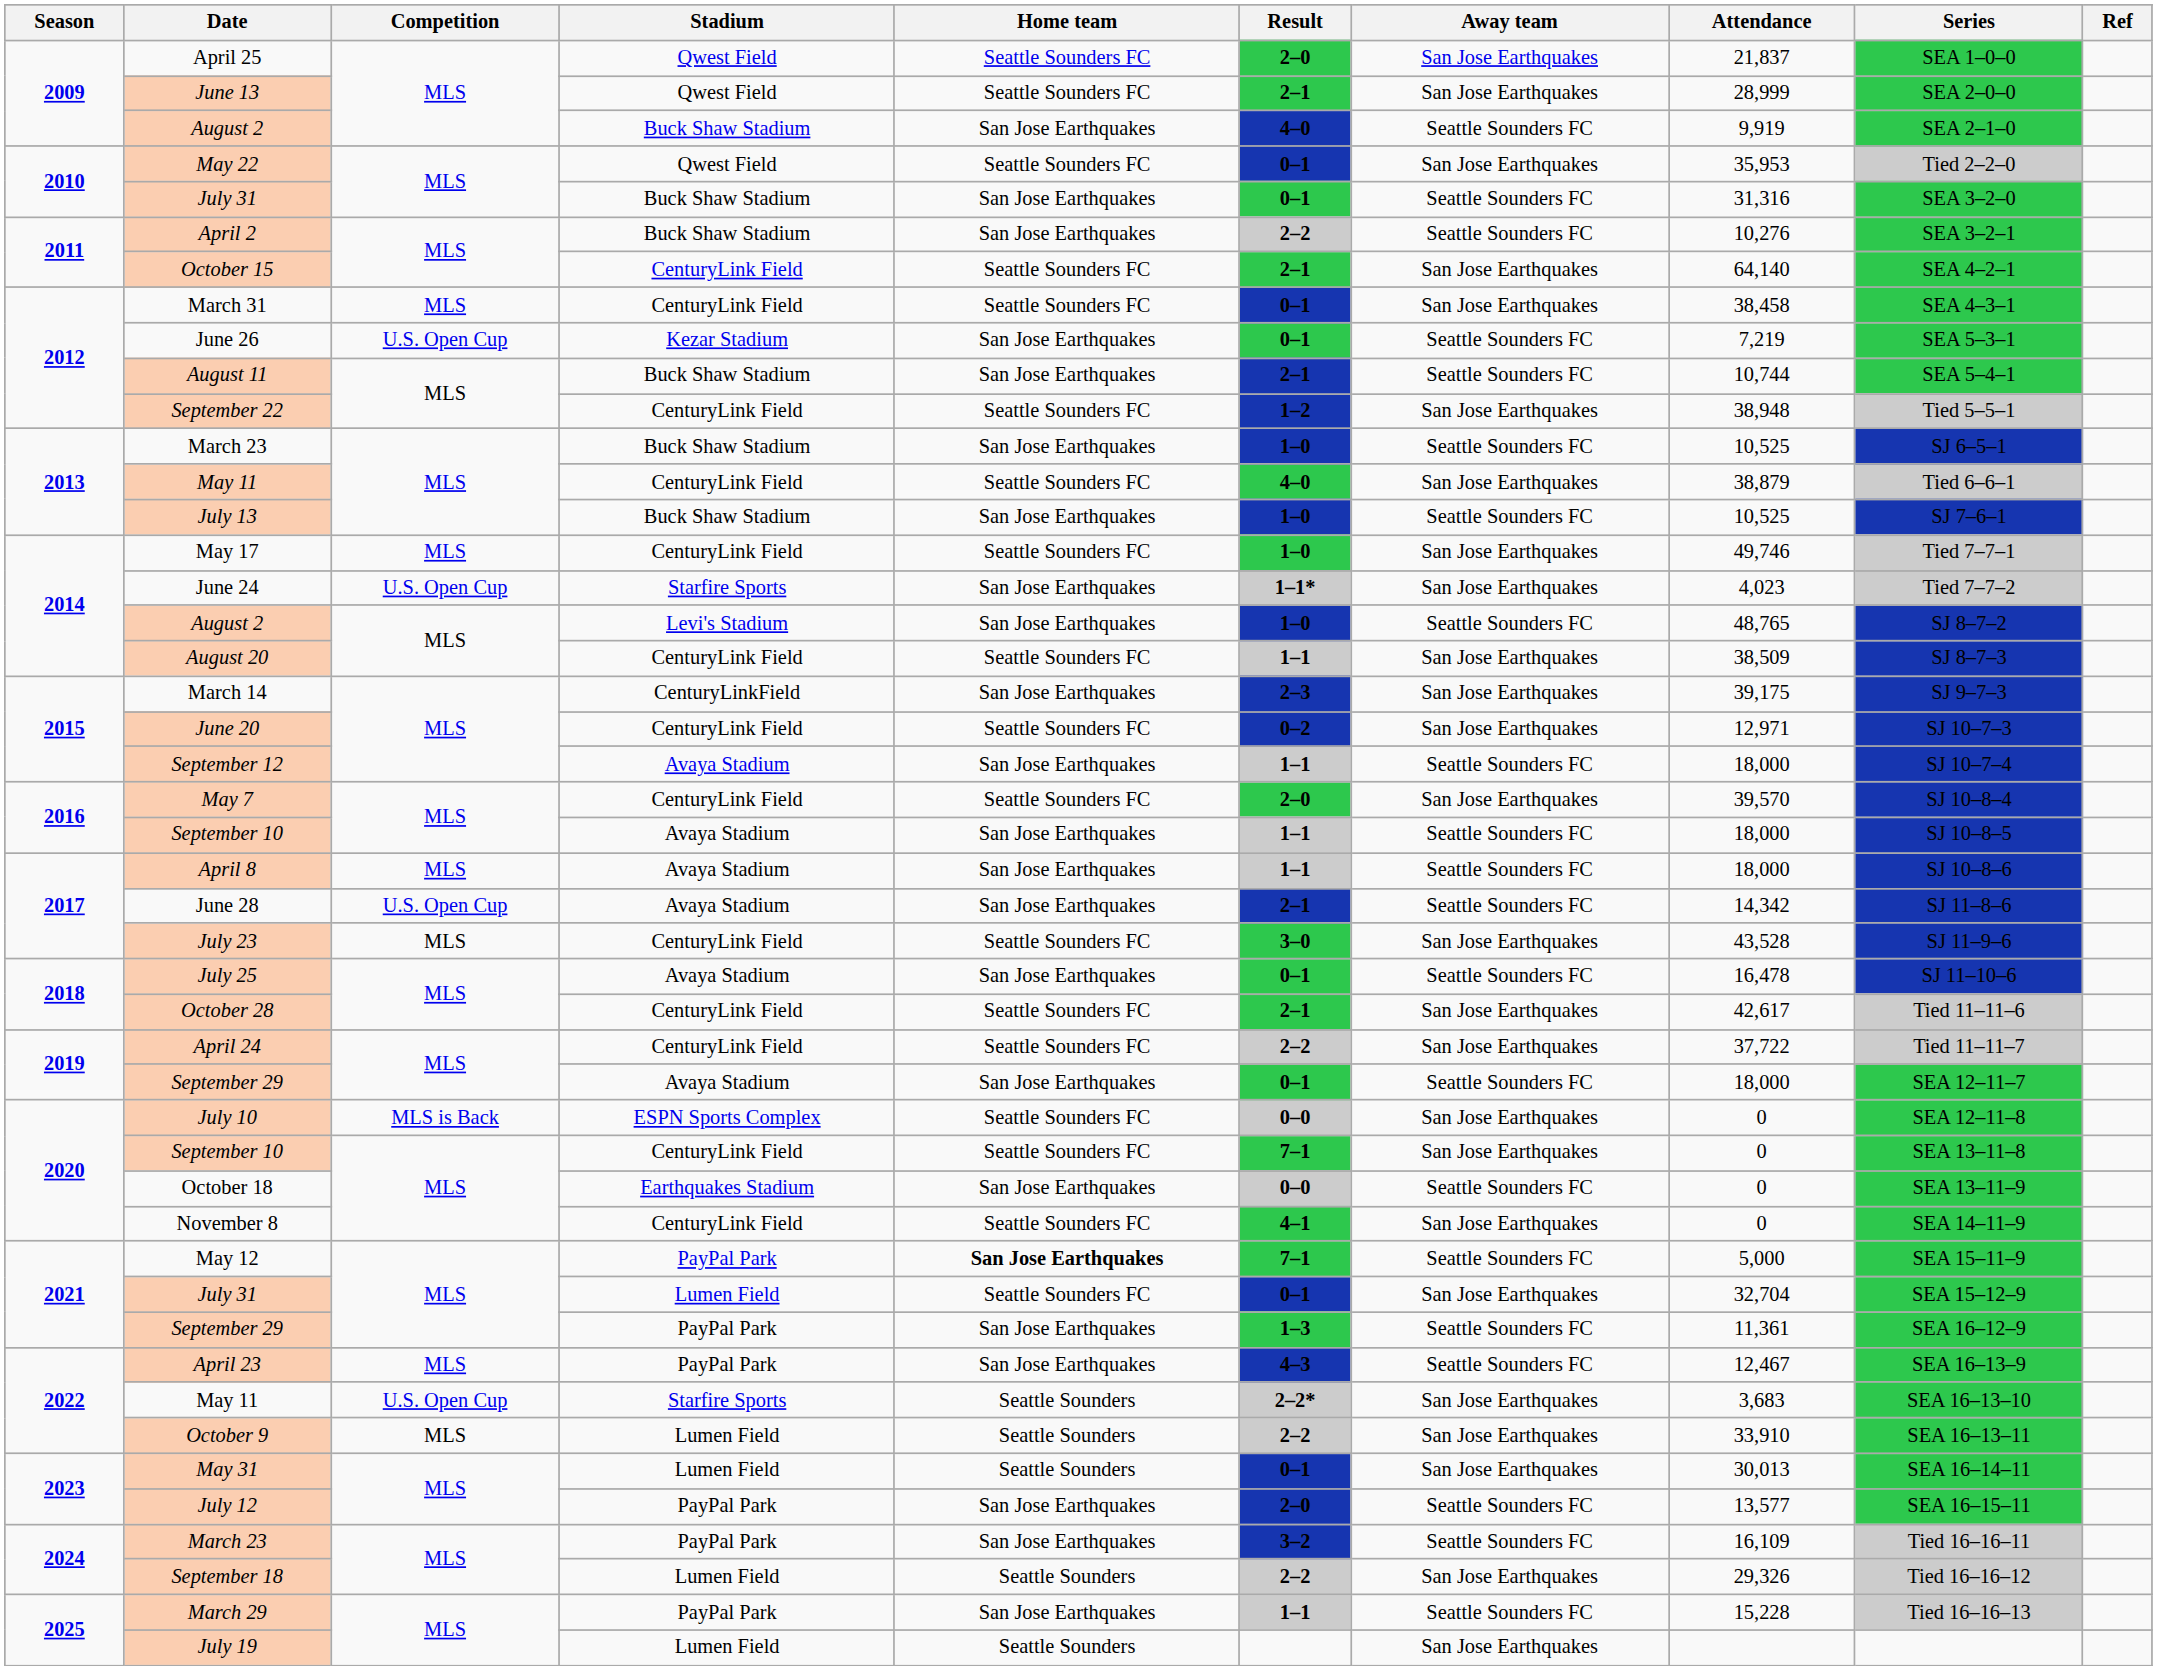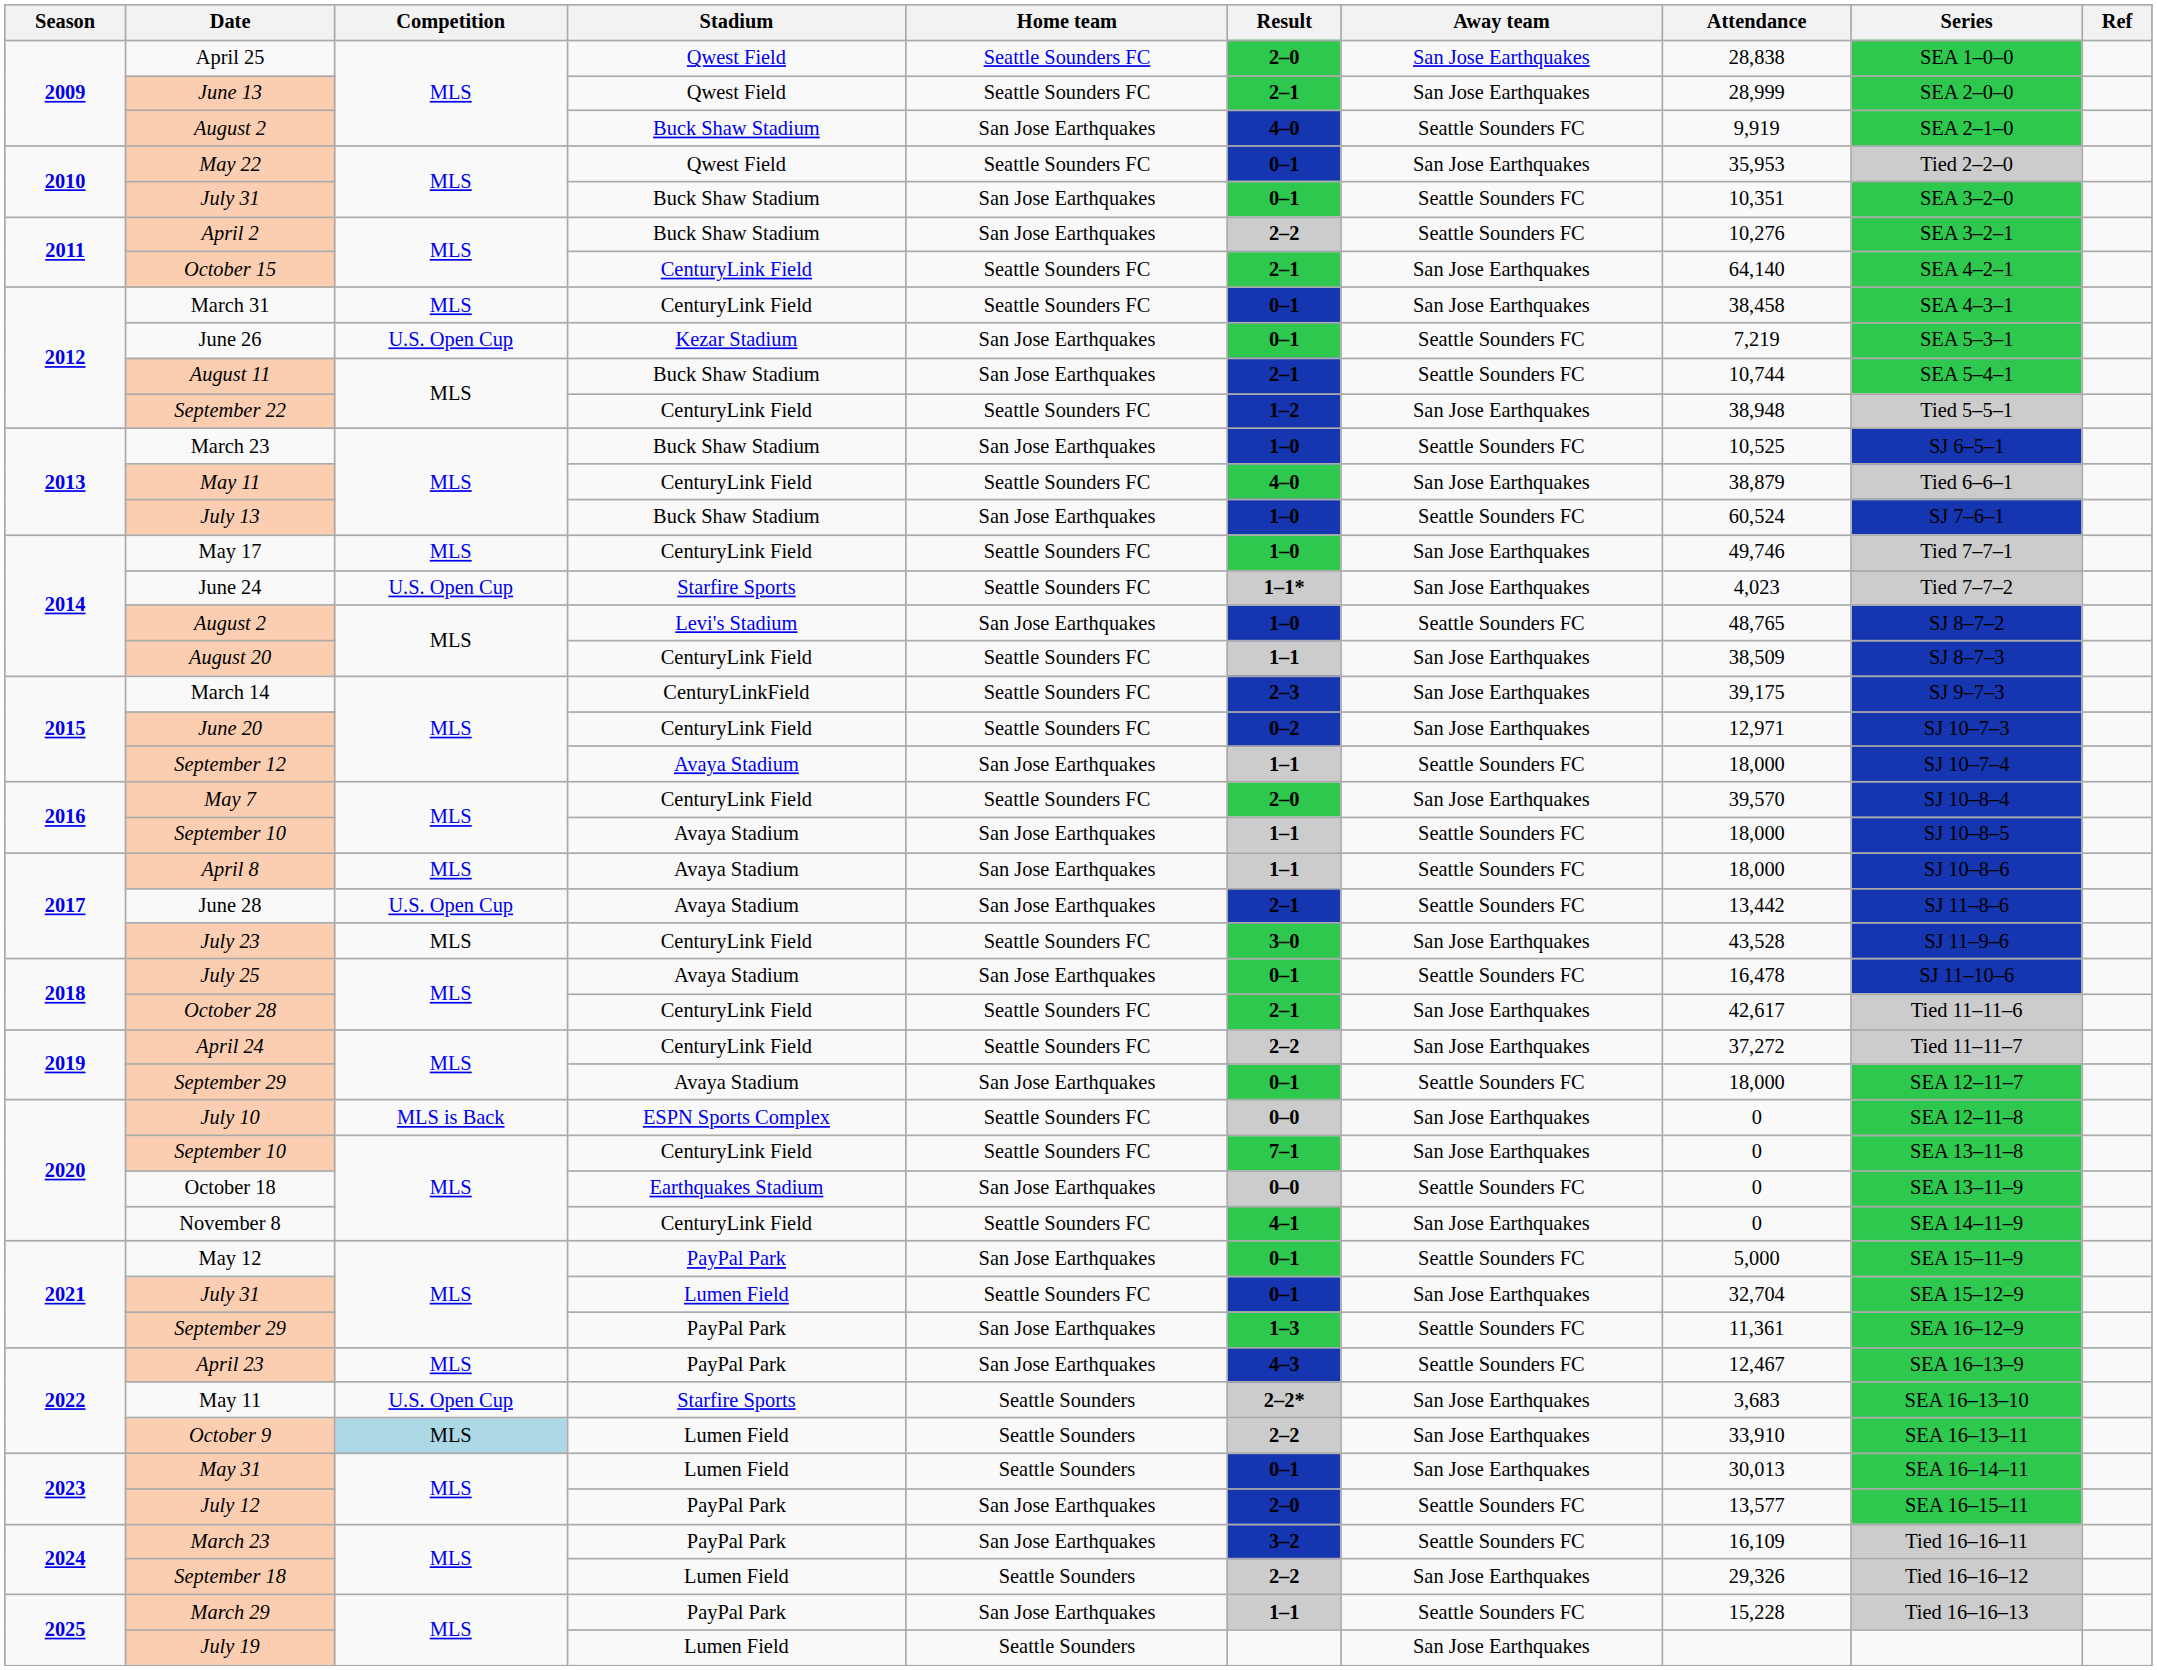(1762, 57) 21,837 -> (1757, 57) 28,838
(1762, 198) 31,316 -> (1757, 198) 10,351
(1762, 516) 10,525 -> (1757, 516) 60,524
(1067, 587) San Jose Earthquakes -> (1067, 587) Seattle Sounders FC
(1067, 693) San Jose Earthquakes -> (1067, 693) Seattle Sounders FC
(1762, 905) 14,342 -> (1757, 905) 13,442
(1762, 1046) 37,722 -> (1757, 1046) 37,272
(1067, 1258) bold -> (1067, 1258) normal
(1295, 1258) 7–1 -> (1284, 1258) 0–1
(445, 1435) no background -> (451, 1435) lightblue background
